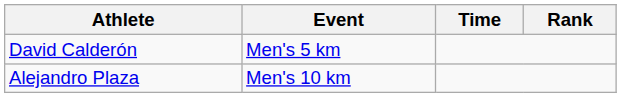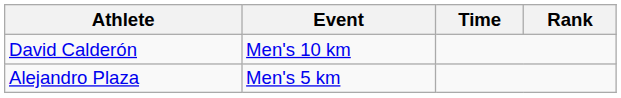(293, 49) Men's 5 km -> (298, 49) Men's 10 km
(298, 78) Men's 10 km -> (293, 78) Men's 5 km
